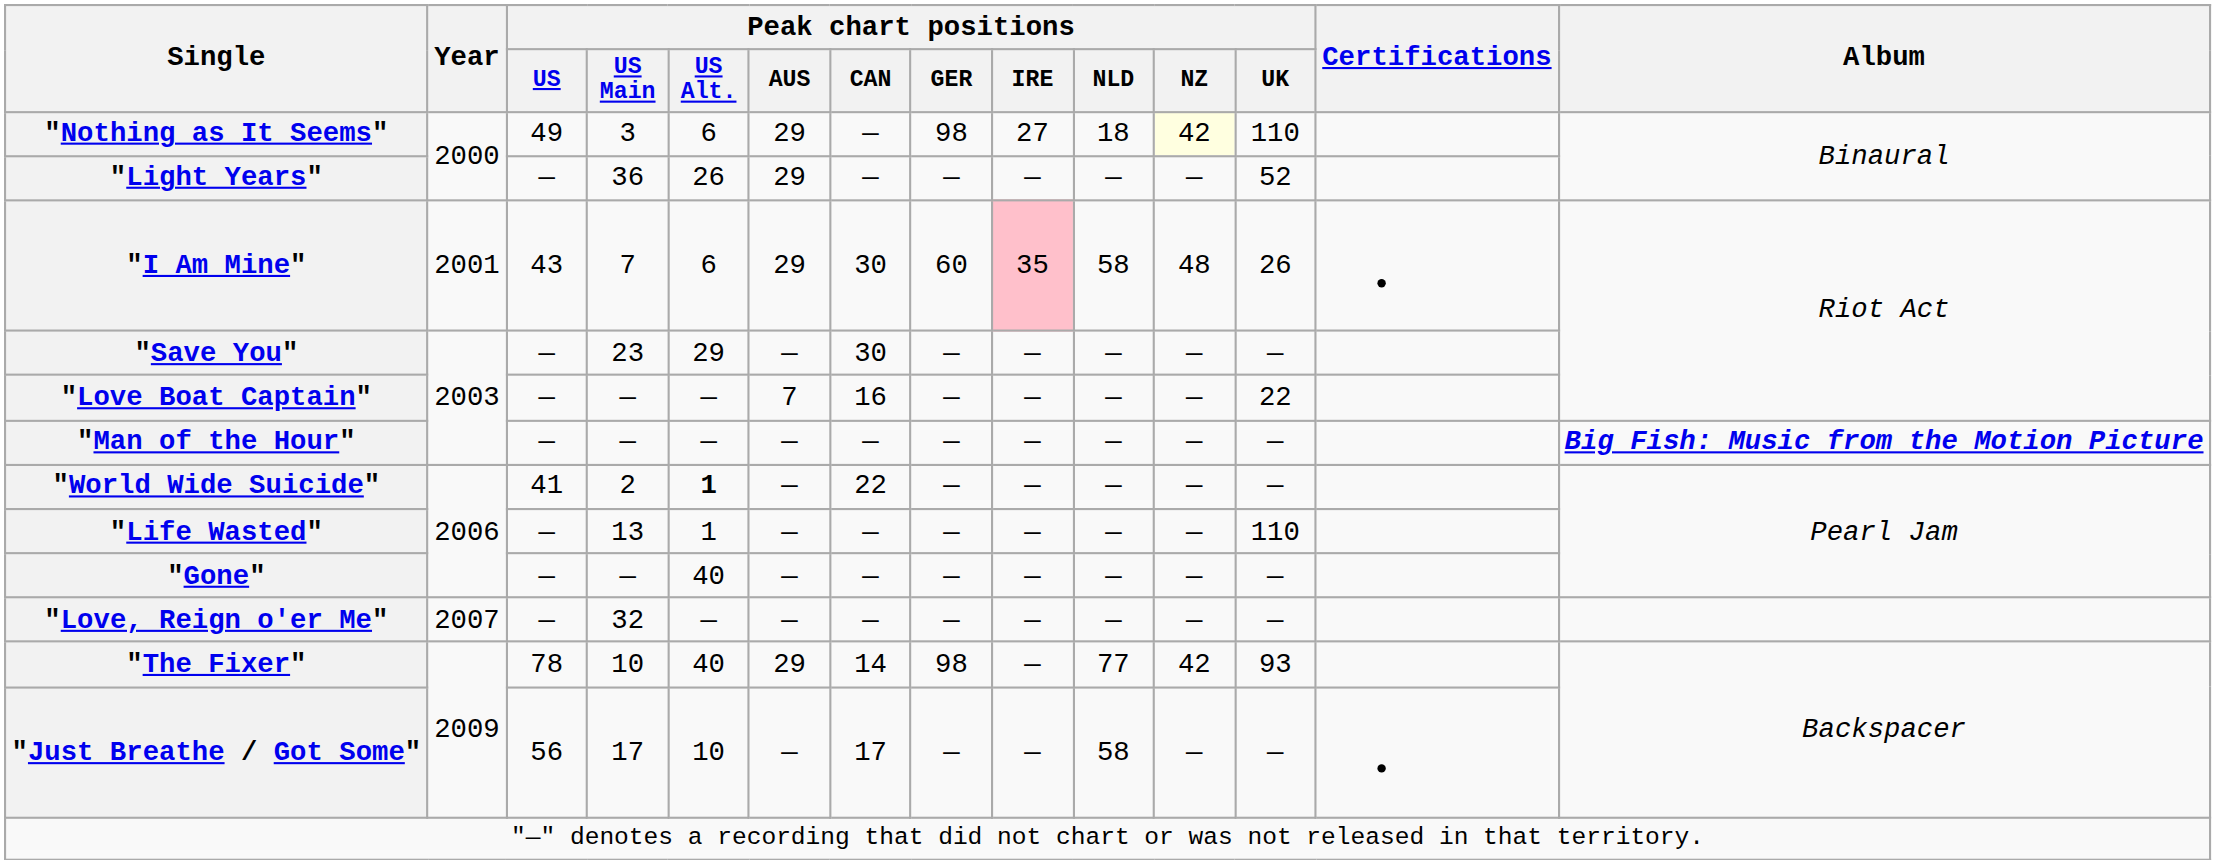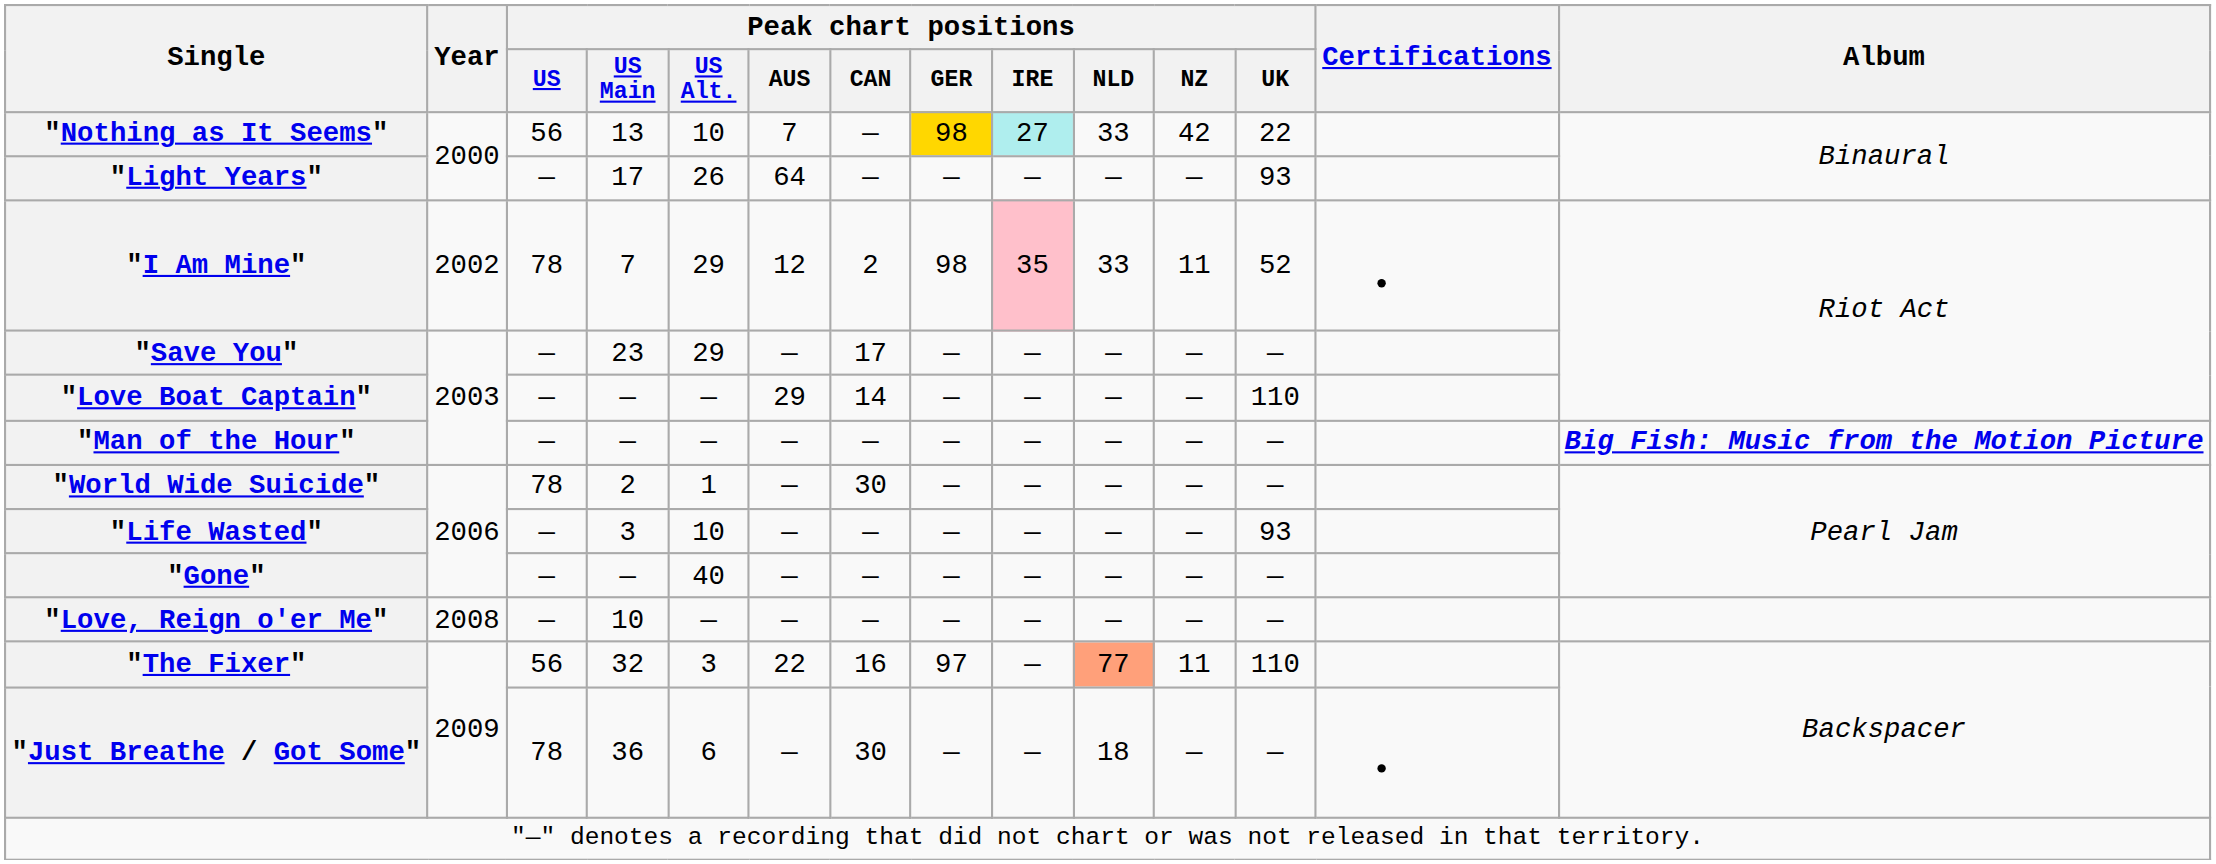(547, 134) 49 -> (547, 134) 56
(628, 134) 3 -> (628, 134) 13
(709, 134) 6 -> (709, 134) 10
(790, 134) 29 -> (790, 134) 7
(951, 134) no background -> (951, 134) gold background
(1032, 134) no background -> (1032, 134) paleturquoise background
(1113, 134) 18 -> (1113, 134) 33
(1194, 134) lightyellow background -> (1194, 134) no background
(1275, 134) 110 -> (1275, 134) 22
(628, 178) 36 -> (628, 178) 17
(790, 178) 29 -> (790, 178) 64
(1275, 178) 52 -> (1275, 178) 93
(467, 266) 2001 -> (467, 266) 2002
(547, 266) 43 -> (547, 266) 78
(709, 266) 6 -> (709, 266) 29
(790, 266) 29 -> (790, 266) 12
(871, 266) 30 -> (871, 266) 2
(951, 266) 60 -> (951, 266) 98
(1113, 266) 58 -> (1113, 266) 33
(1194, 266) 48 -> (1194, 266) 11
(1275, 266) 26 -> (1275, 266) 52
(871, 353) 30 -> (871, 353) 17
(790, 398) 7 -> (790, 398) 29
(871, 398) 16 -> (871, 398) 14
(1275, 398) 22 -> (1275, 398) 110
(547, 487) 41 -> (547, 487) 78
(709, 487) bold -> (709, 487) normal
(871, 487) 22 -> (871, 487) 30
(628, 531) 13 -> (628, 531) 3
(709, 531) 1 -> (709, 531) 10
(1275, 531) 110 -> (1275, 531) 93
(467, 620) 2007 -> (467, 620) 2008
(628, 620) 32 -> (628, 620) 10
(547, 665) 78 -> (547, 665) 56
(628, 665) 10 -> (628, 665) 32
(709, 665) 40 -> (709, 665) 3
(790, 665) 29 -> (790, 665) 22
(871, 665) 14 -> (871, 665) 16
(951, 665) 98 -> (951, 665) 97
(1113, 665) no background -> (1113, 665) lightsalmon background
(1194, 665) 42 -> (1194, 665) 11
(1275, 665) 93 -> (1275, 665) 110
(547, 752) 56 -> (547, 752) 78
(628, 752) 17 -> (628, 752) 36
(709, 752) 10 -> (709, 752) 6
(871, 752) 17 -> (871, 752) 30
(1113, 752) 58 -> (1113, 752) 18
